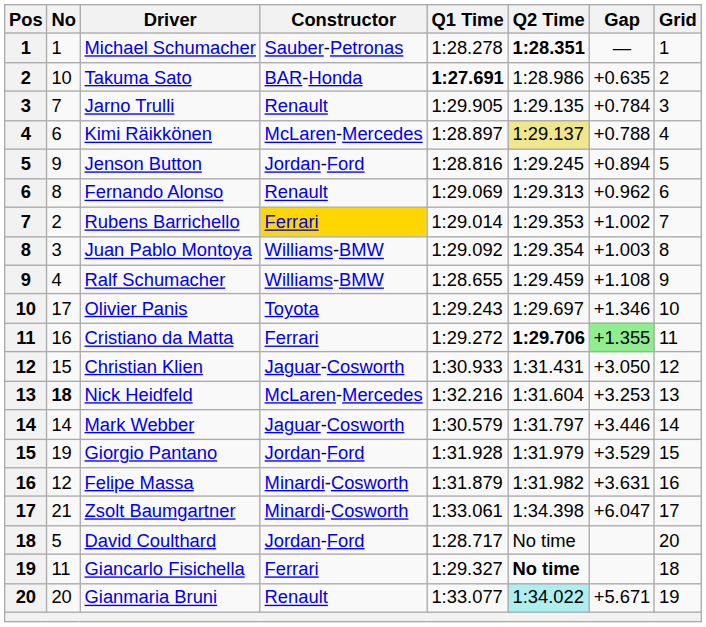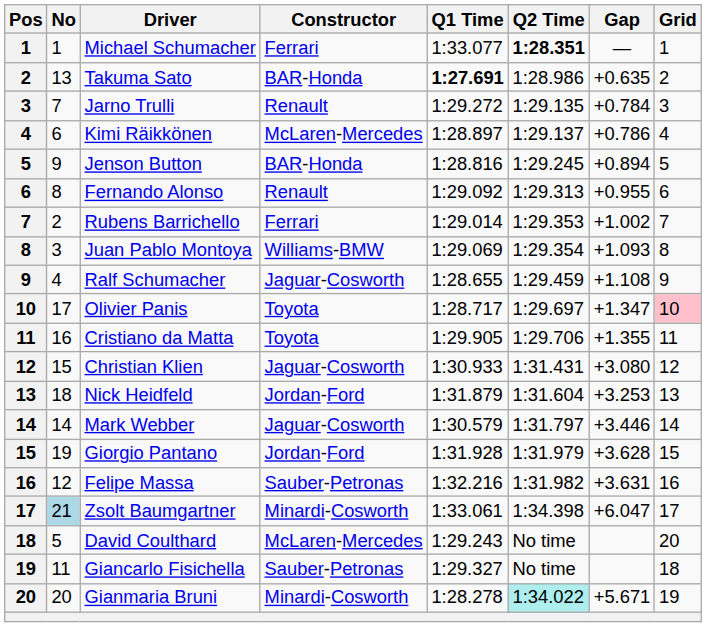(334, 48) Sauber-Petronas -> (292, 48) Ferrari
(467, 48) 1:28.278 -> (467, 48) 1:33.077
(62, 77) 10 -> (62, 77) 13
(467, 106) 1:29.905 -> (467, 106) 1:29.272
(548, 135) khaki background -> (548, 135) no background
(622, 135) +0.788 -> (622, 135) +0.786
(315, 163) Jordan-Ford -> (314, 163) BAR-Honda
(467, 192) 1:29.069 -> (467, 192) 1:29.092
(622, 192) +0.962 -> (622, 192) +0.955
(292, 221) gold background -> (292, 221) no background
(467, 250) 1:29.092 -> (467, 250) 1:29.069
(622, 250) +1.003 -> (622, 250) +1.093
(324, 279) Williams-BMW -> (334, 279) Jaguar-Cosworth
(467, 308) 1:29.243 -> (467, 308) 1:28.717
(622, 308) +1.346 -> (622, 308) +1.347
(669, 308) no background -> (669, 308) pink background
(292, 337) Ferrari -> (292, 337) Toyota
(467, 337) 1:29.272 -> (467, 337) 1:29.905
(549, 337) bold -> (548, 337) normal
(622, 337) lightgreen background -> (622, 337) no background
(622, 366) +3.050 -> (622, 366) +3.080
(62, 395) bold -> (62, 395) normal
(344, 395) McLaren-Mercedes -> (315, 395) Jordan-Ford
(467, 395) 1:32.216 -> (467, 395) 1:31.879
(622, 453) +3.529 -> (622, 453) +3.628
(337, 482) Minardi-Cosworth -> (334, 482) Sauber-Petronas
(467, 482) 1:31.879 -> (467, 482) 1:32.216
(62, 511) no background -> (62, 511) lightblue background
(315, 540) Jordan-Ford -> (344, 540) McLaren-Mercedes
(467, 540) 1:28.717 -> (467, 540) 1:29.243
(292, 569) Ferrari -> (334, 569) Sauber-Petronas
(546, 569) bold -> (544, 569) normal
(296, 598) Renault -> (337, 598) Minardi-Cosworth
(467, 598) 1:33.077 -> (467, 598) 1:28.278
